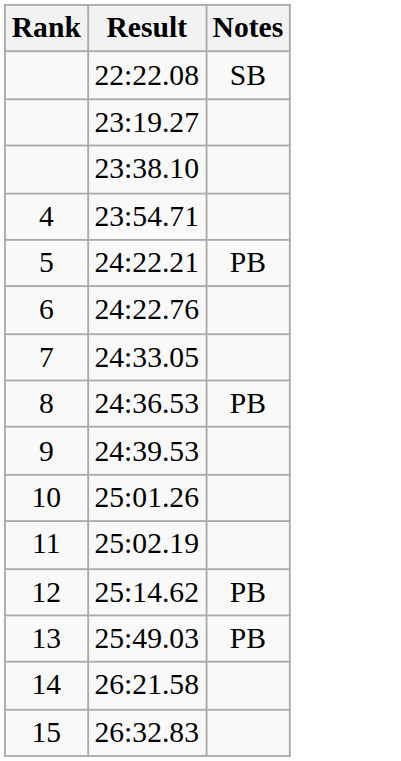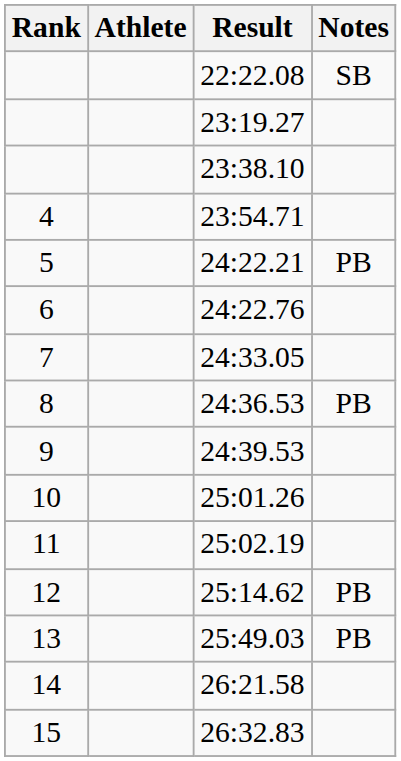+ column: (141, 27)
